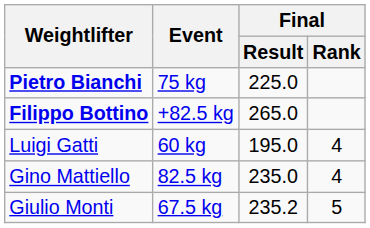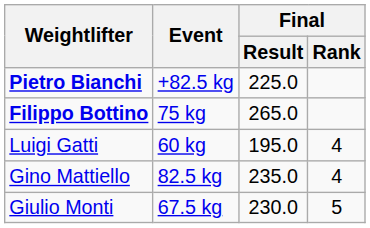(182, 83) 75 kg -> (196, 83) +82.5 kg
(196, 114) +82.5 kg -> (182, 114) 75 kg
(273, 208) 235.2 -> (273, 208) 230.0
